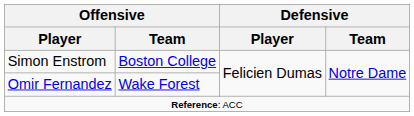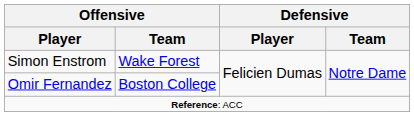(167, 61) Boston College -> (159, 61) Wake Forest
(159, 84) Wake Forest -> (167, 84) Boston College
